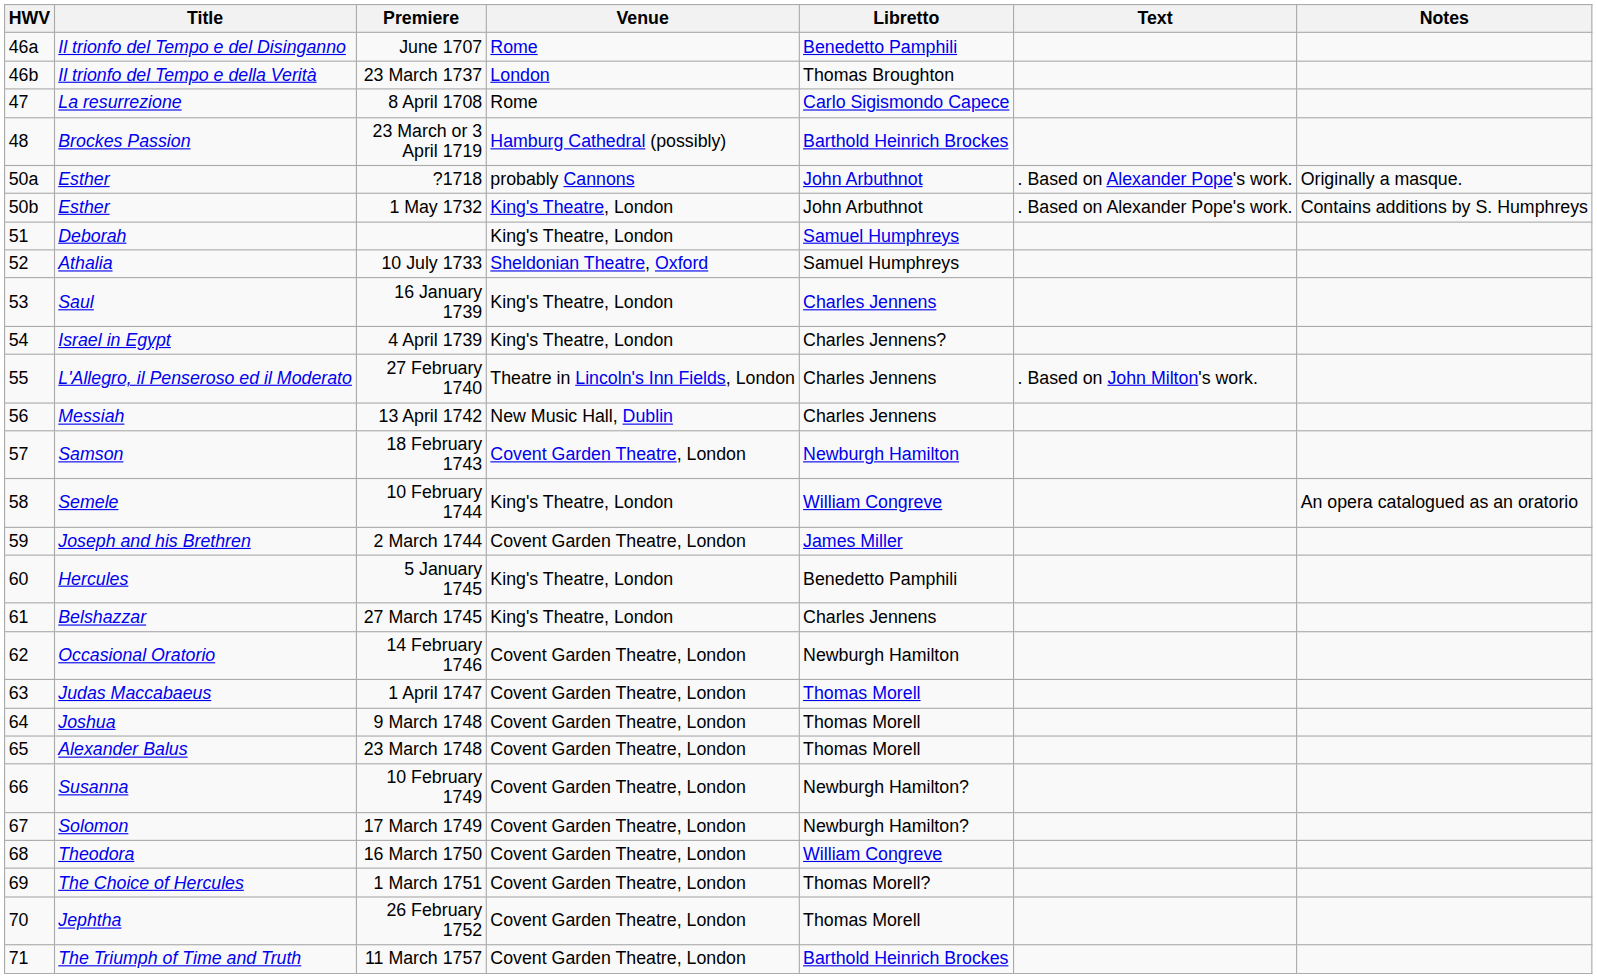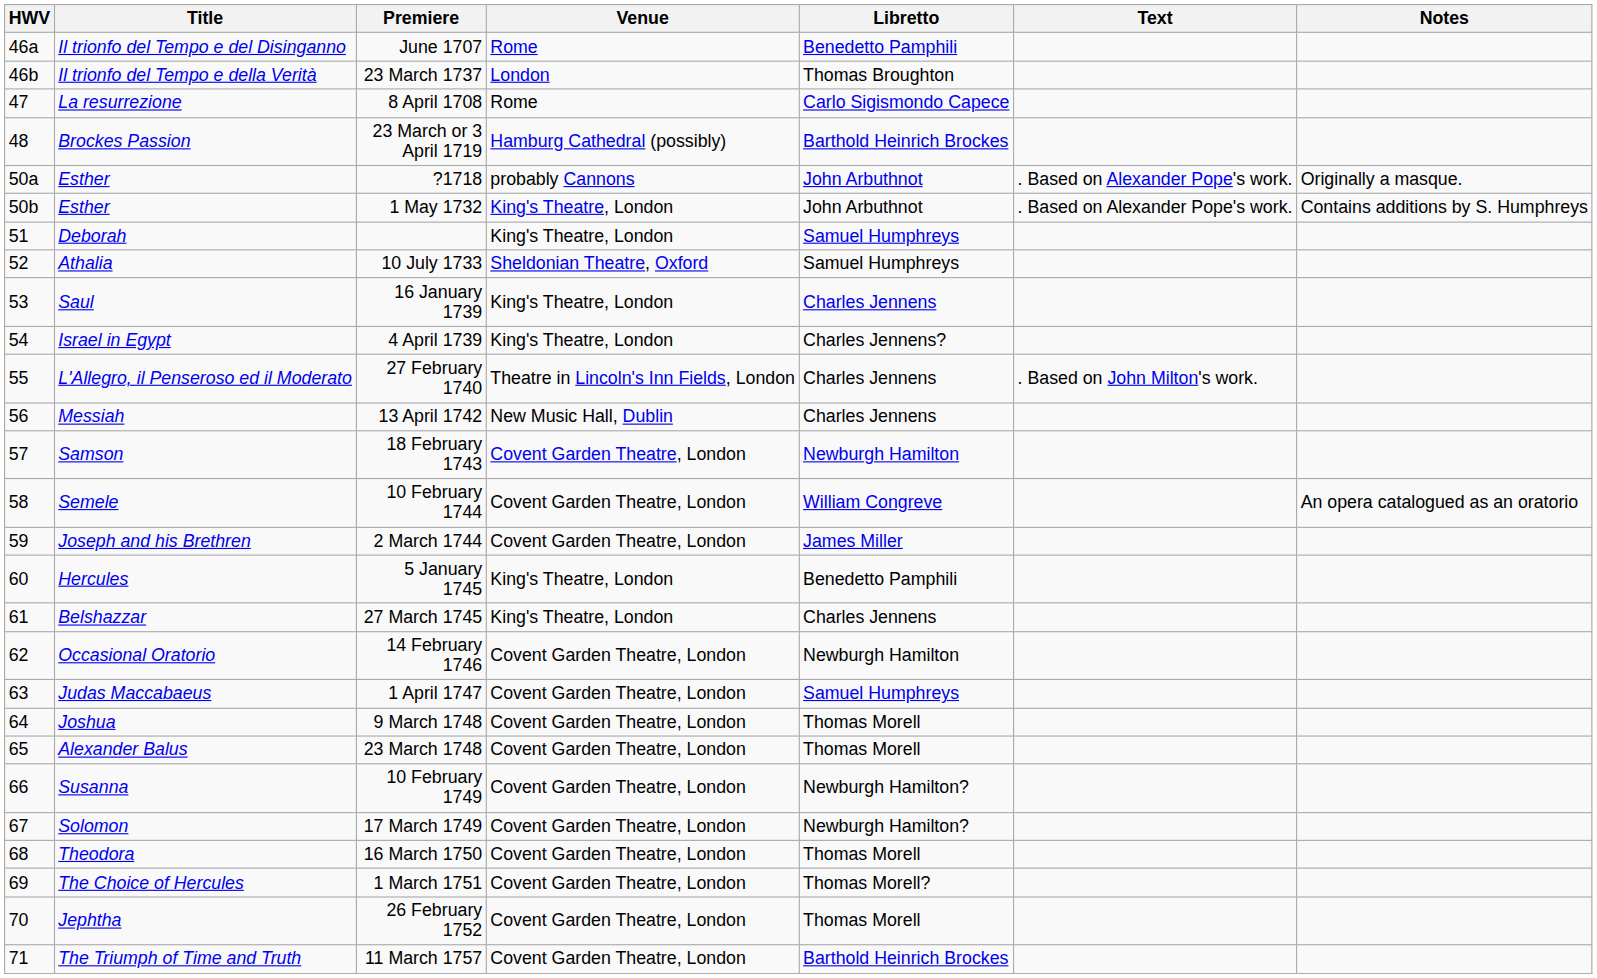(582, 502) King's Theatre, London -> (618, 502) Covent Garden Theatre, London
(862, 693) Thomas Morell -> (881, 693) Samuel Humphreys
(873, 854) William Congreve -> (862, 854) Thomas Morell
